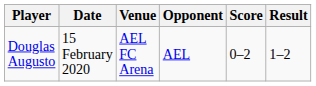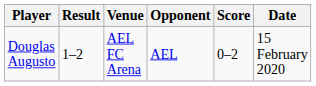columns swapped: (87, 15) <-> (289, 15)
